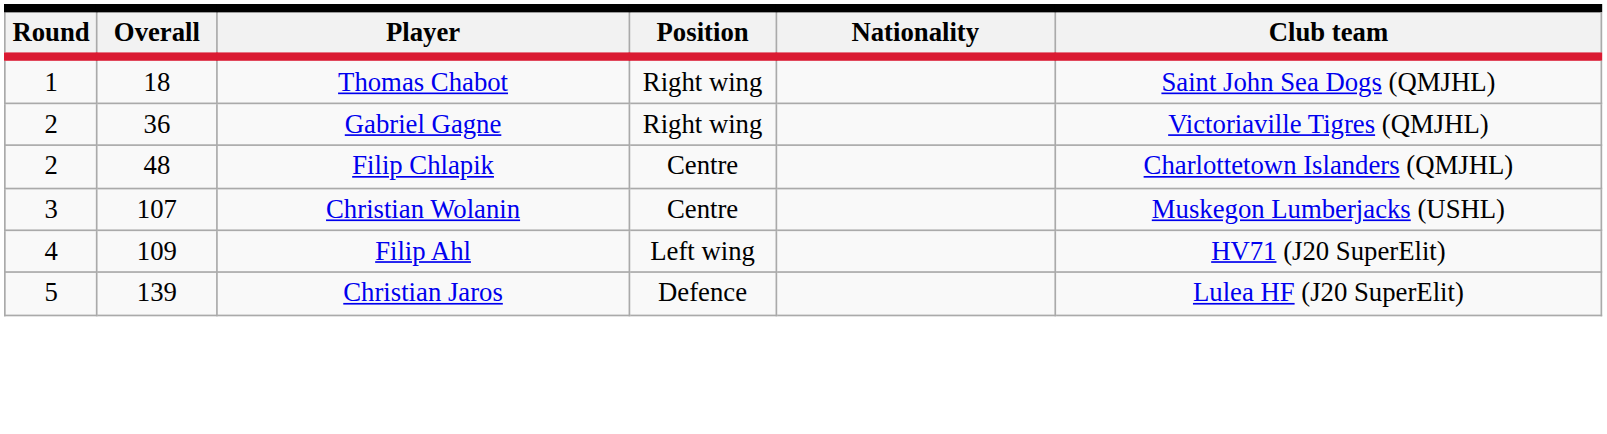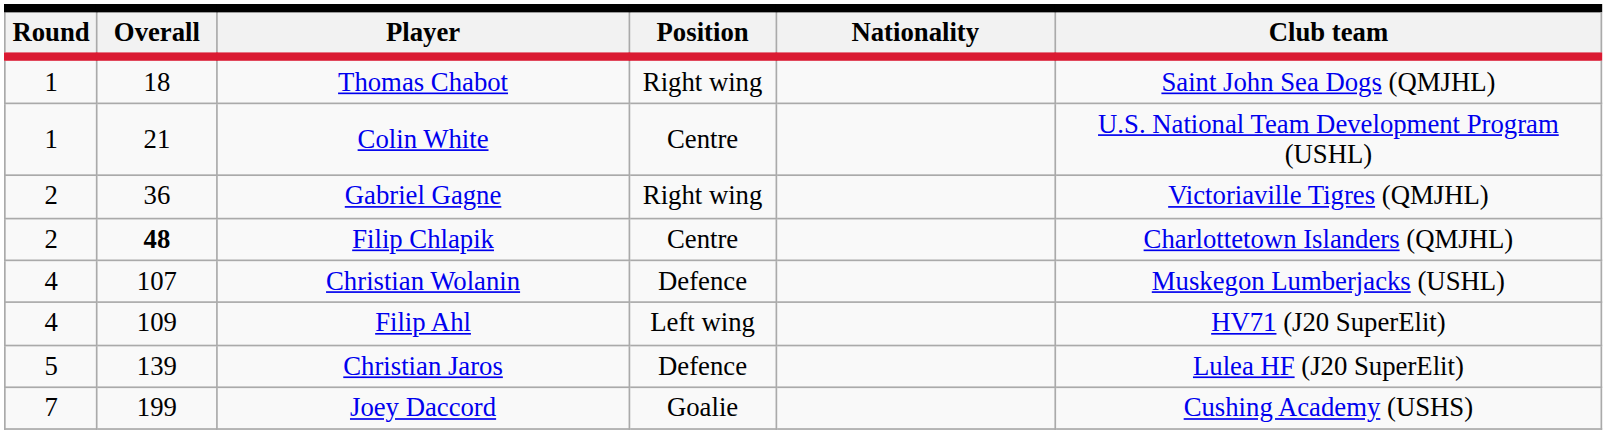+ row: (423, 138)
(157, 166) normal -> (157, 238) bold
(51, 208) 3 -> (51, 280) 4
(703, 208) Centre -> (703, 280) Defence
+ row: (423, 408)
